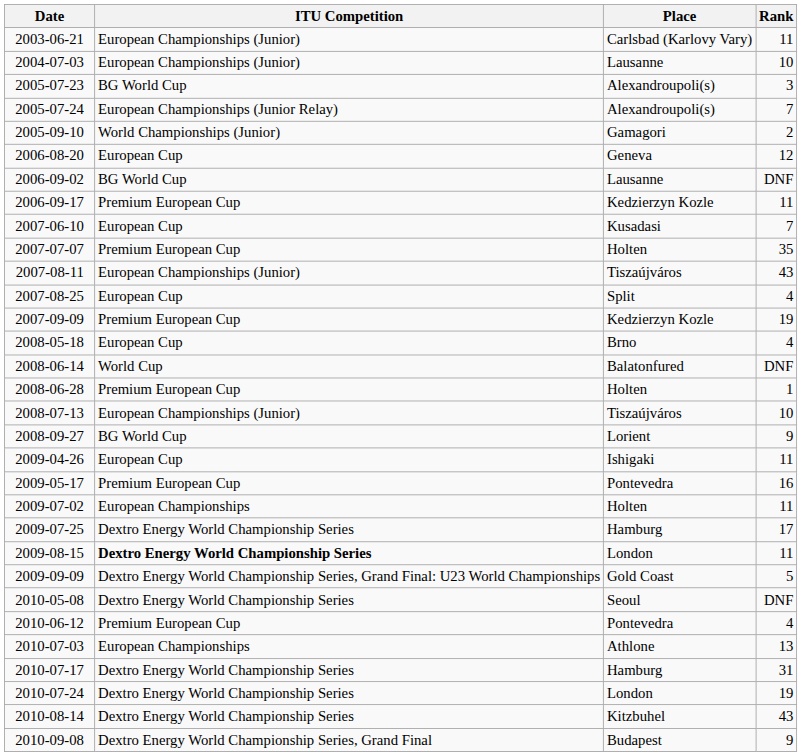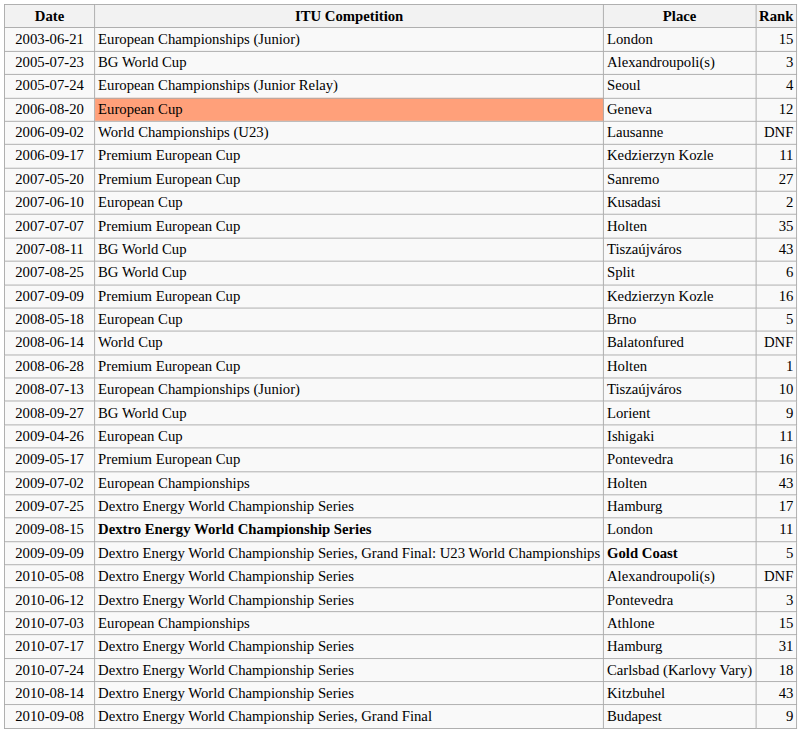(680, 39) Carlsbad (Karlovy Vary) -> (630, 39) London
(786, 39) 11 -> (786, 39) 15
- row: (50, 62)
(661, 109) Alexandroupoli(s) -> (624, 86) Seoul
(790, 109) 7 -> (790, 86) 4
- row: (50, 132)
(140, 156) no background -> (140, 109) lightsalmon background
(142, 179) BG World Cup -> (183, 132) World Championships (U23)
+ row: (50, 179)
(790, 226) 7 -> (790, 202) 2
(199, 272) European Championships (Junior) -> (142, 249) BG World Cup
(140, 296) European Cup -> (142, 272) BG World Cup
(790, 296) 4 -> (790, 272) 6
(786, 319) 19 -> (786, 296) 16
(790, 343) 4 -> (790, 319) 5
(786, 506) 11 -> (786, 483) 43
(640, 576) normal -> (642, 553) bold
(624, 599) Seoul -> (661, 576) Alexandroupoli(s)
(169, 623) Premium European Cup -> (226, 599) Dextro Energy World Championship Series
(790, 623) 4 -> (790, 599) 3
(786, 646) 13 -> (786, 623) 15
(630, 693) London -> (680, 669) Carlsbad (Karlovy Vary)
(786, 693) 19 -> (786, 669) 18
